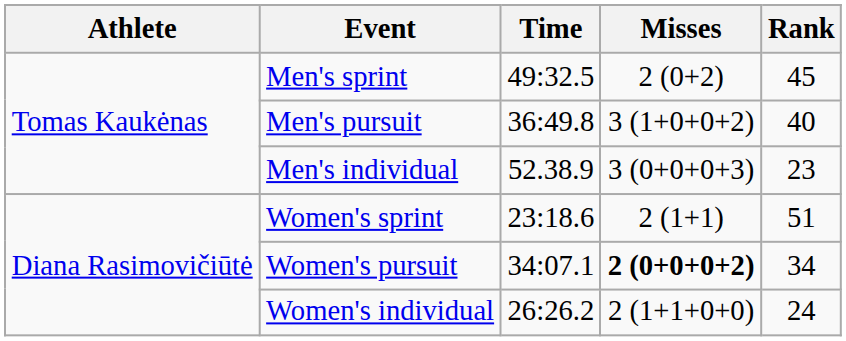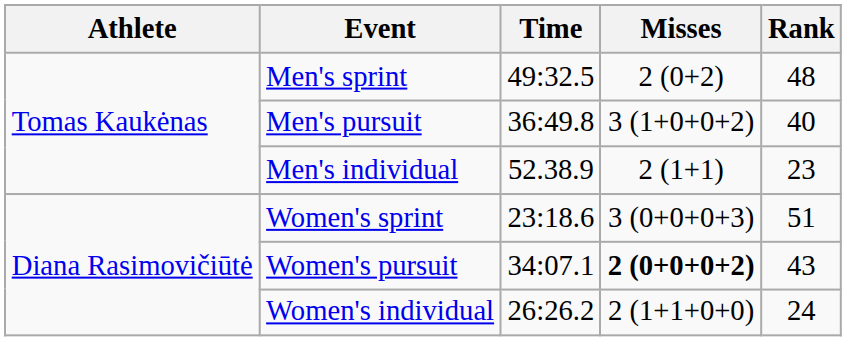(801, 75) 45 -> (801, 75) 48
(681, 170) 3 (0+0+0+3) -> (681, 170) 2 (1+1)
(681, 217) 2 (1+1) -> (681, 217) 3 (0+0+0+3)
(801, 264) 34 -> (801, 264) 43
